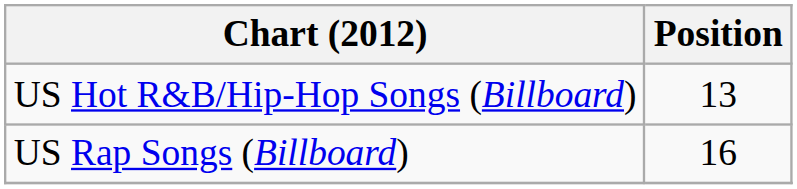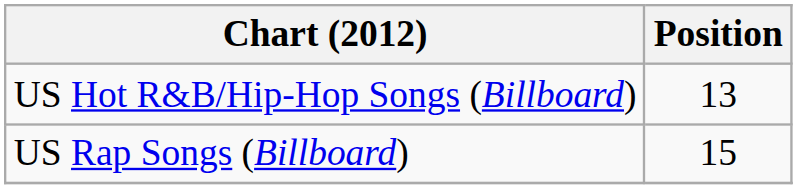(718, 152) 16 -> (718, 152) 15
